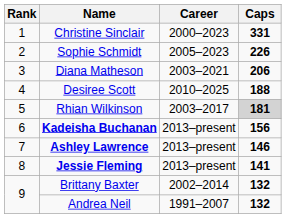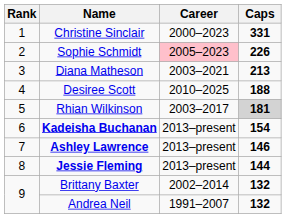(199, 52) no background -> (199, 52) pink background
(260, 71) 206 -> (260, 71) 213
(260, 128) 156 -> (260, 128) 154
(260, 166) 141 -> (260, 166) 144
